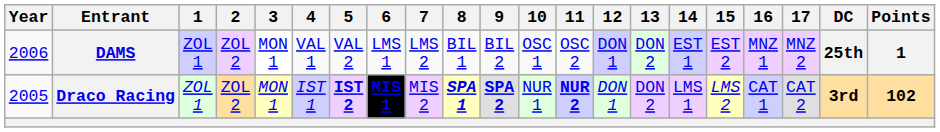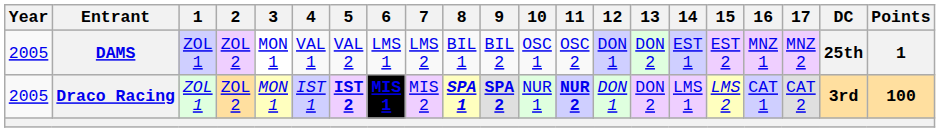(29, 53) 2006 -> (29, 53) 2005
(901, 96) 102 -> (901, 96) 100
